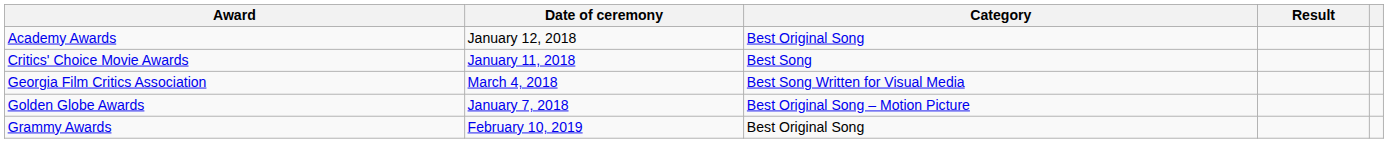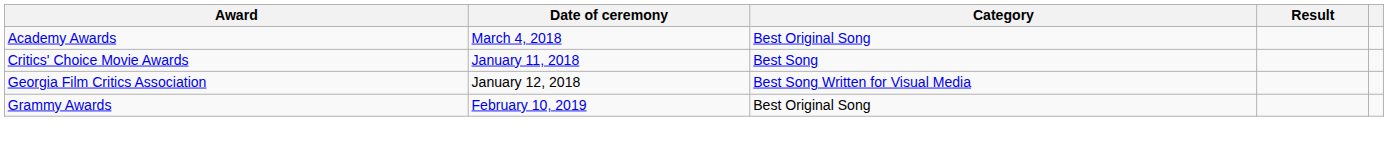(522, 37) January 12, 2018 -> (517, 37) March 4, 2018
(513, 82) March 4, 2018 -> (526, 82) January 12, 2018
- row: (76, 104)
